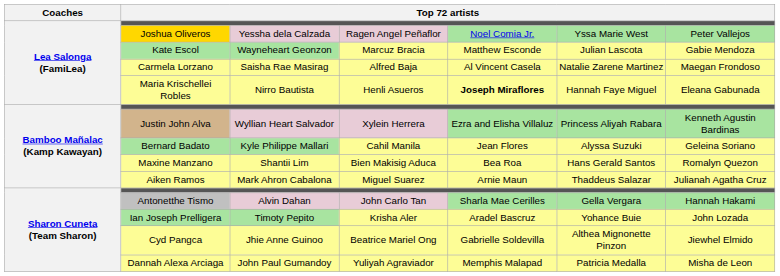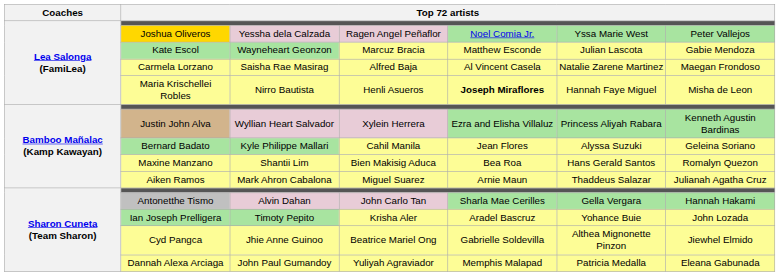(720, 90) Eleana Gabunada -> (720, 90) Misha de Leon
(720, 263) Misha de Leon -> (720, 263) Eleana Gabunada
